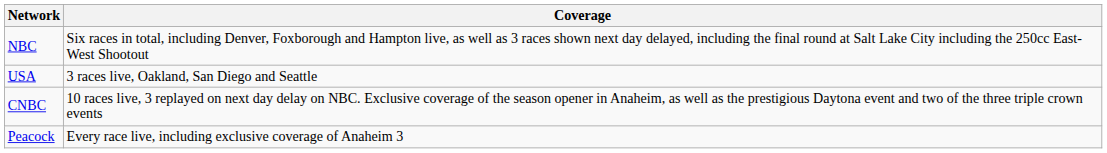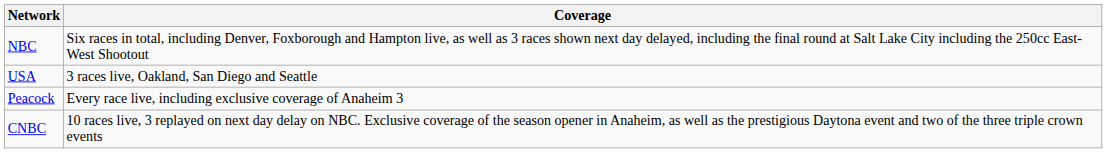rows swapped: (27, 106) <-> (31, 136)
